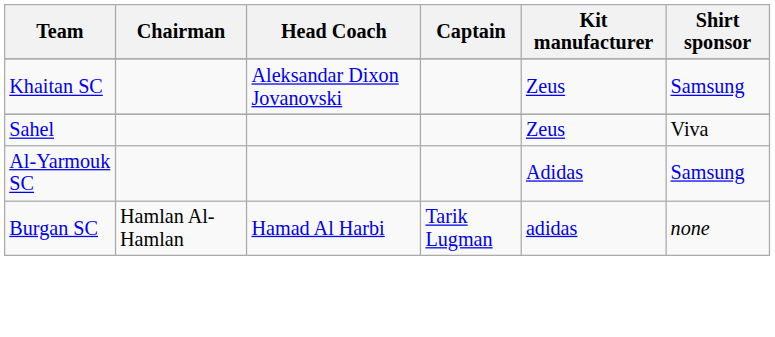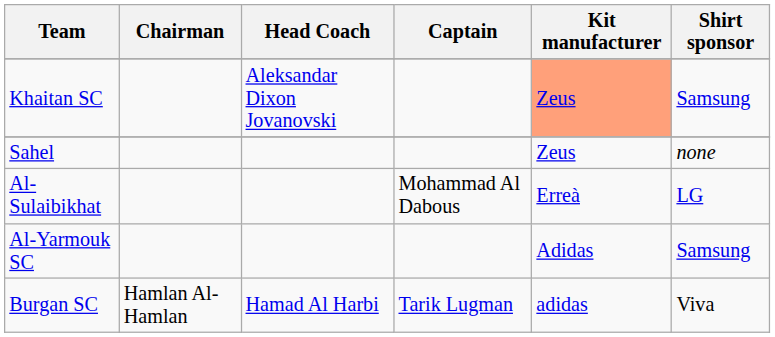(545, 86) no background -> (556, 97) lightsalmon background
(690, 129) Viva -> (696, 152) none
+ row: (55, 195)
(690, 227) none -> (695, 305) Viva
